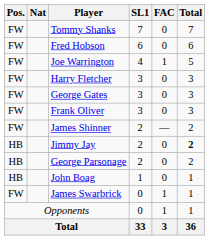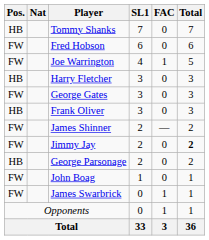(16, 29) FW -> (16, 29) HB
(16, 78) FW -> (16, 78) HB
(16, 111) FW -> (16, 111) HB
(16, 144) HB -> (16, 144) FW
(16, 177) HB -> (16, 177) FW
